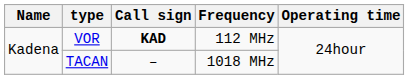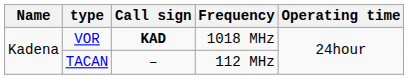(245, 39) 112 MHz -> (241, 39) 1018 MHz
(241, 62) 1018 MHz -> (245, 62) 112 MHz
